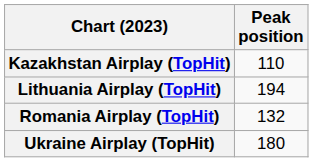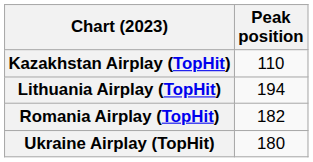(271, 116) 132 -> (271, 116) 182
